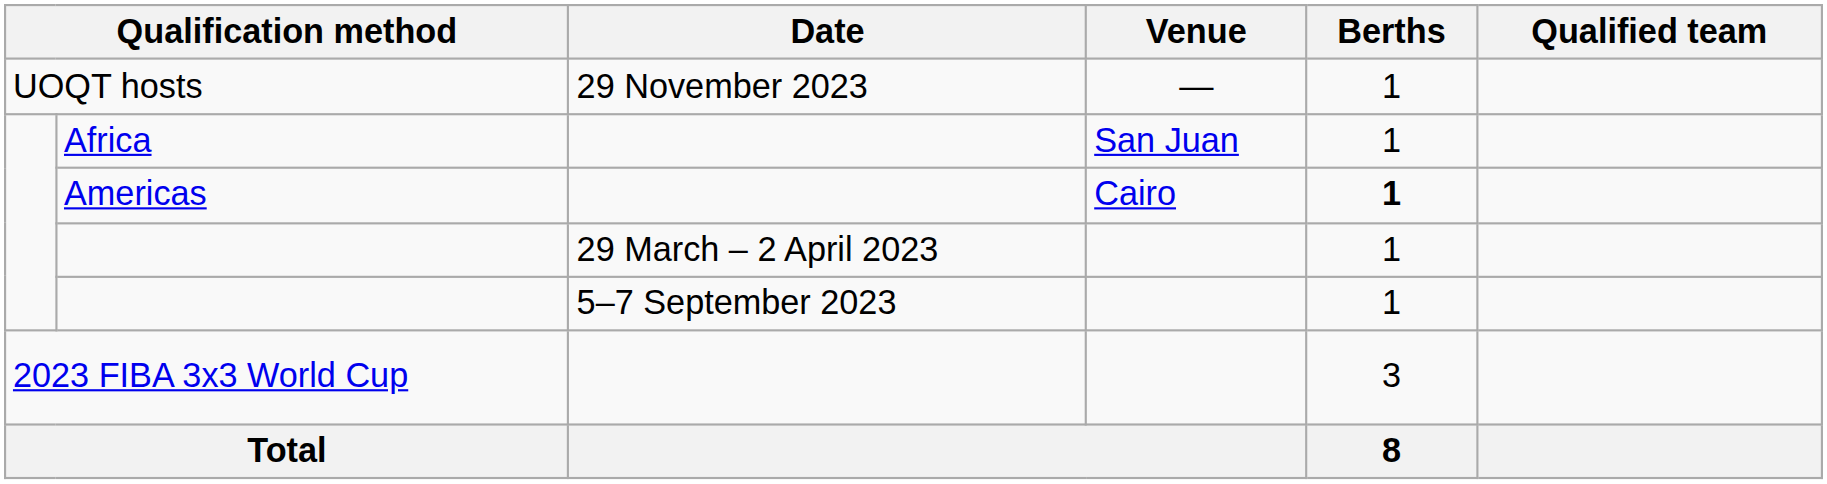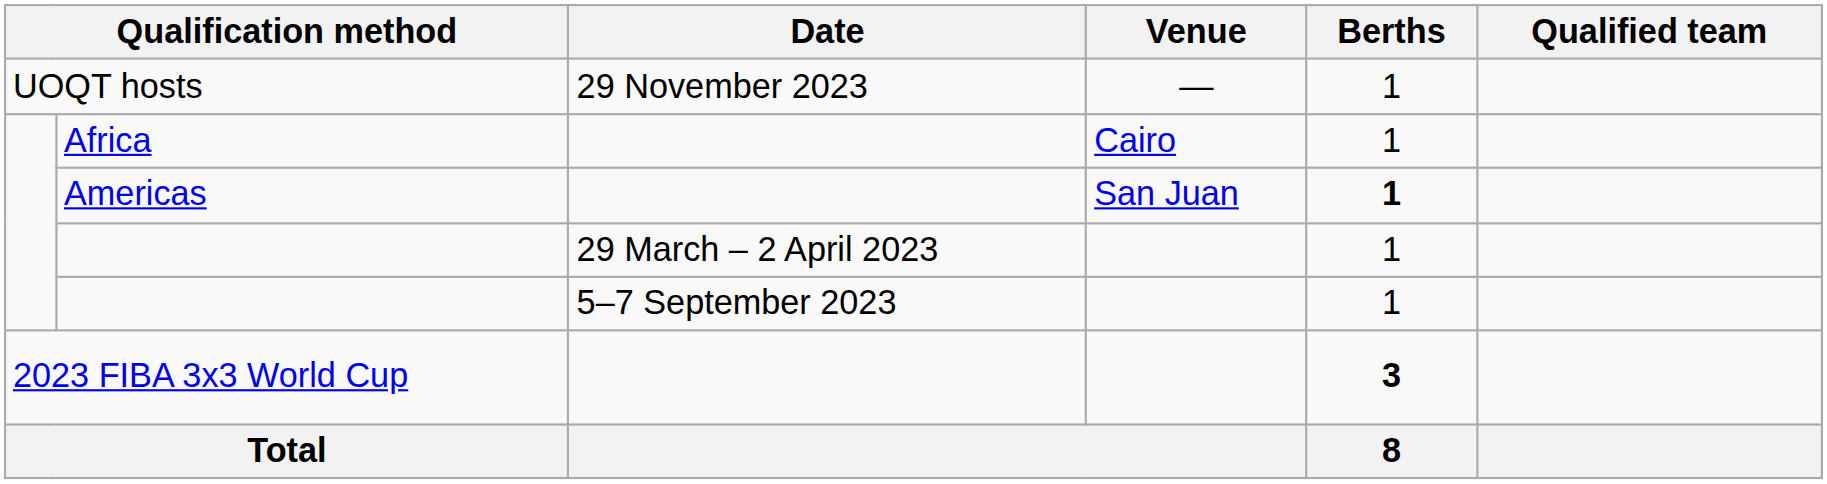(1167, 140) San Juan -> (1135, 140) Cairo
(1135, 194) Cairo -> (1167, 194) San Juan
(1391, 376) normal -> (1391, 376) bold
